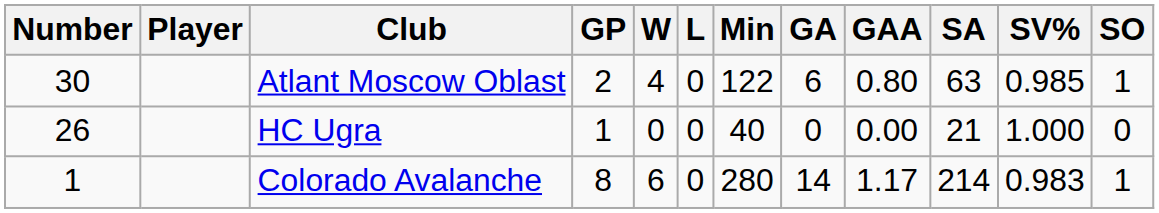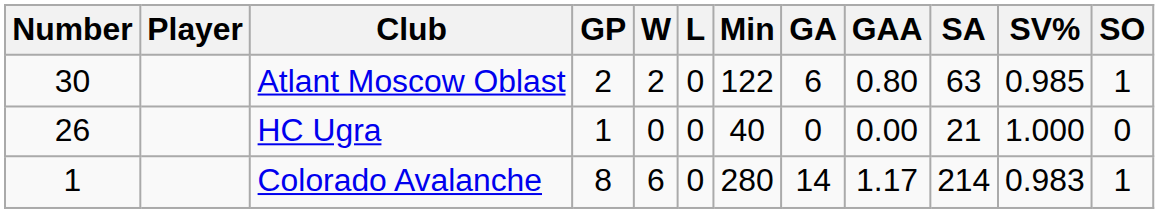(656, 80) 4 -> (656, 80) 2
